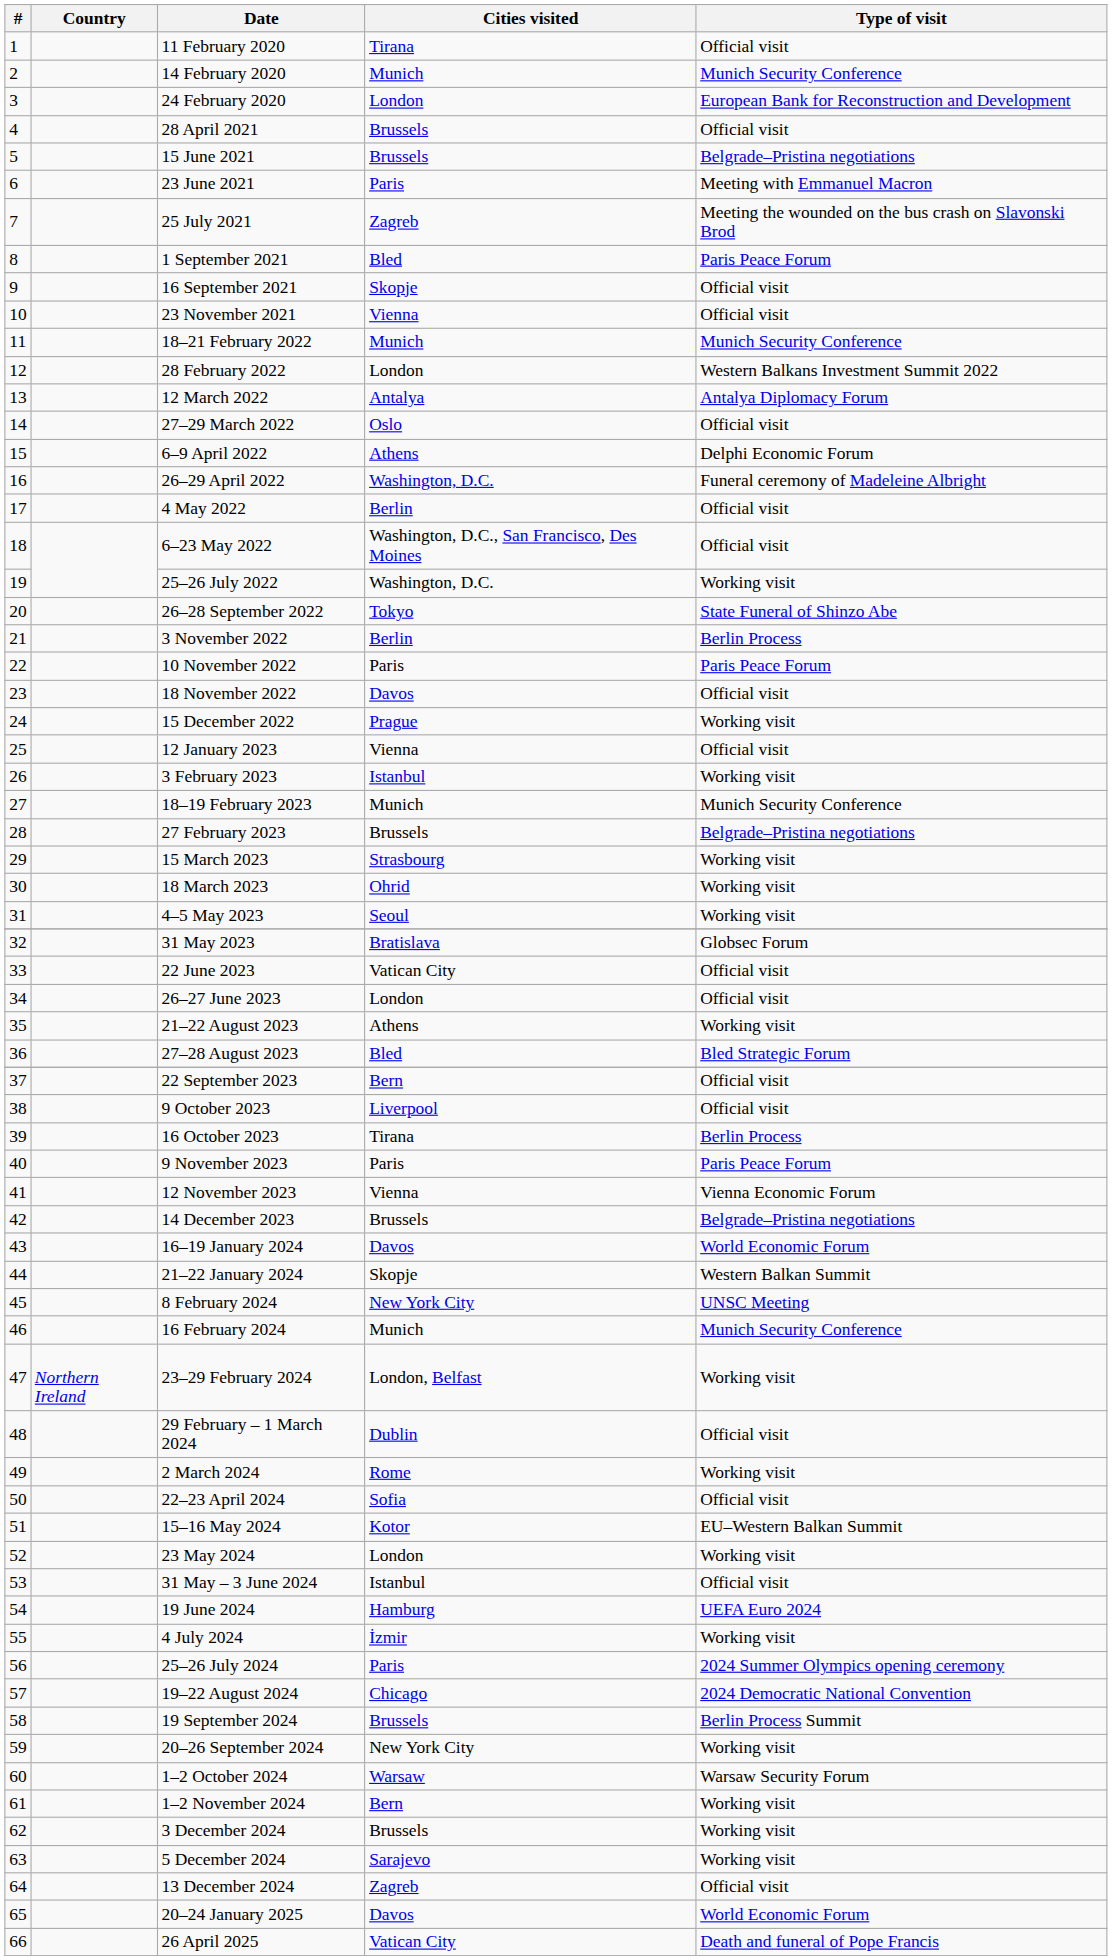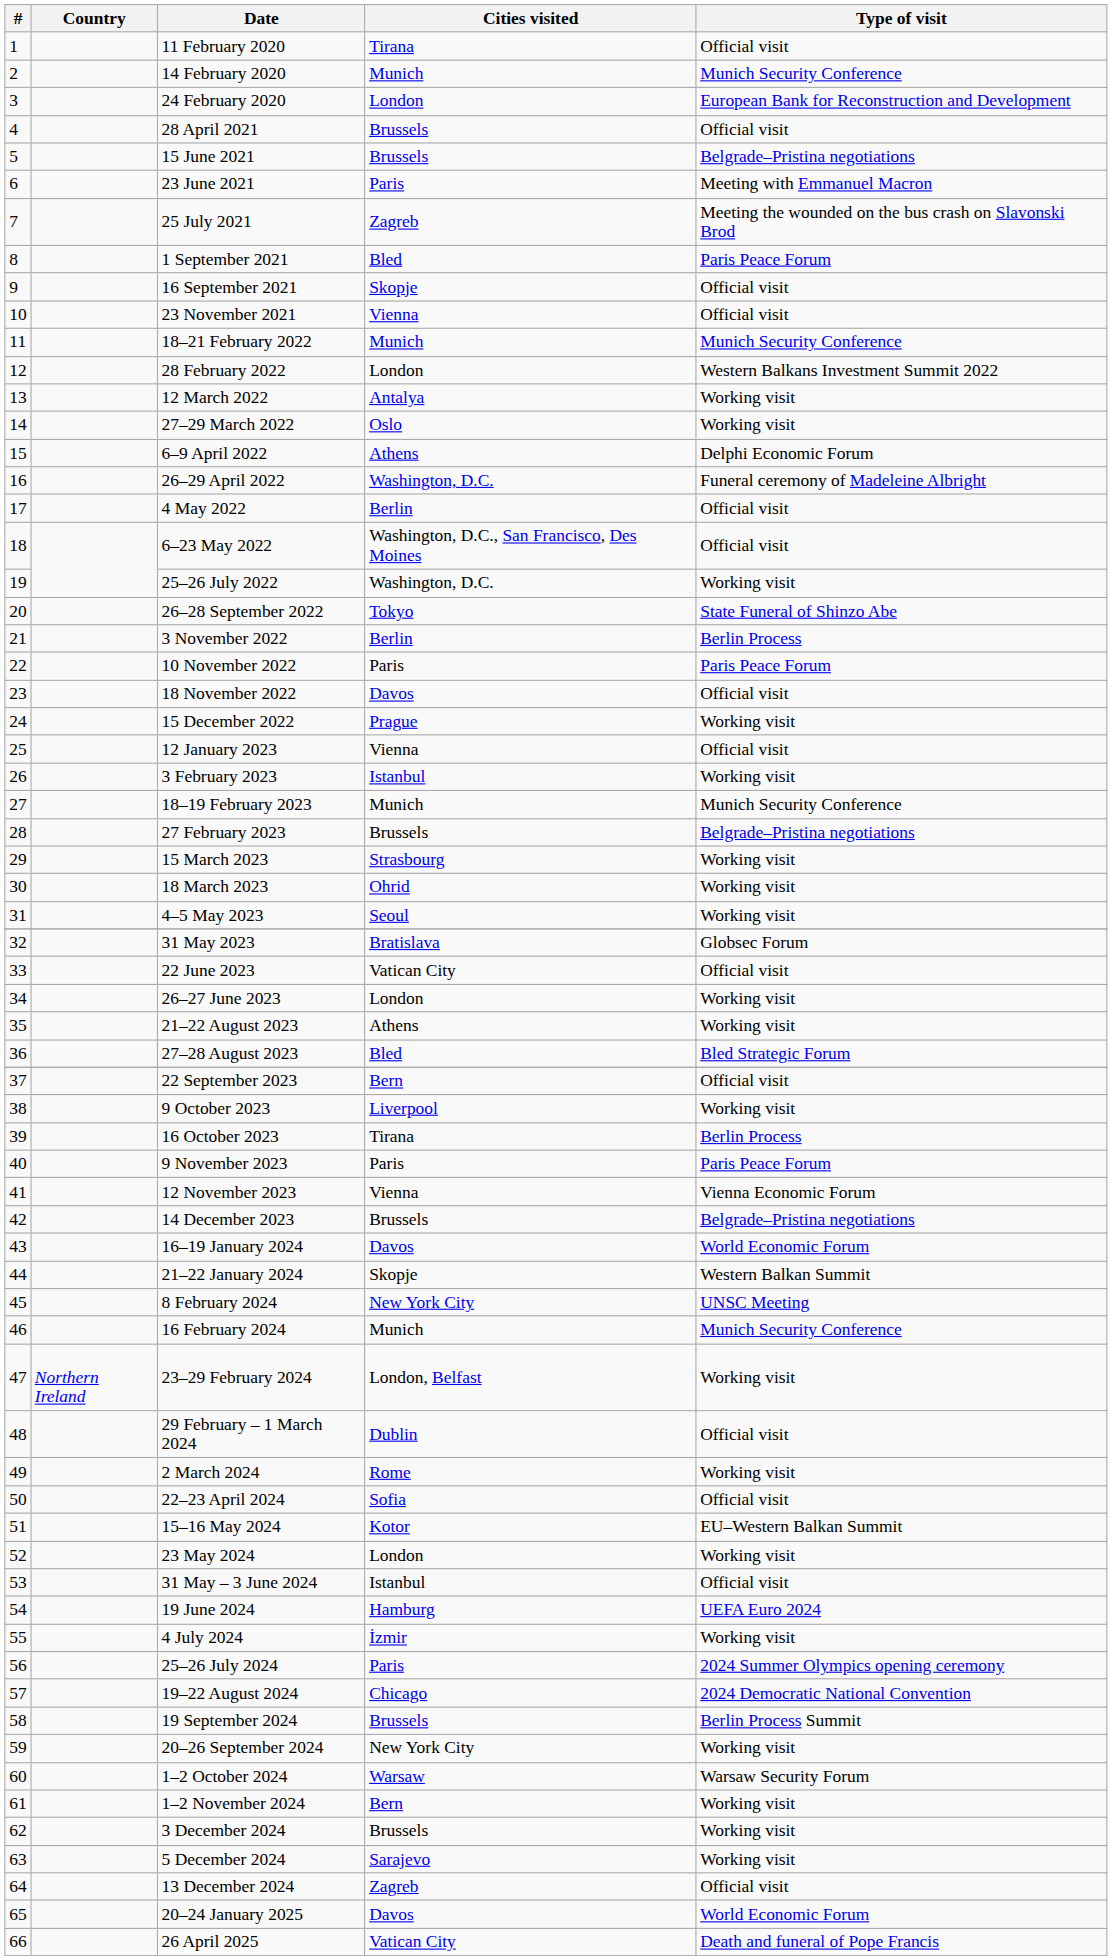(794, 397) Antalya Diplomacy Forum -> (748, 397) Working visit
(744, 425) Official visit -> (748, 425) Working visit
(744, 997) Official visit -> (748, 997) Working visit
(744, 1108) Official visit -> (748, 1108) Working visit
